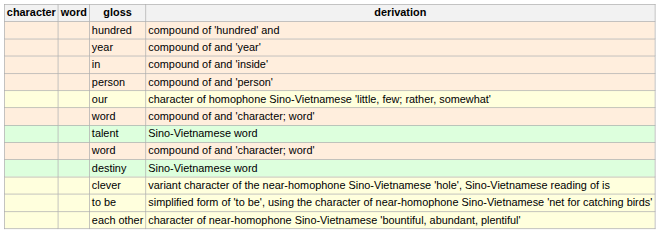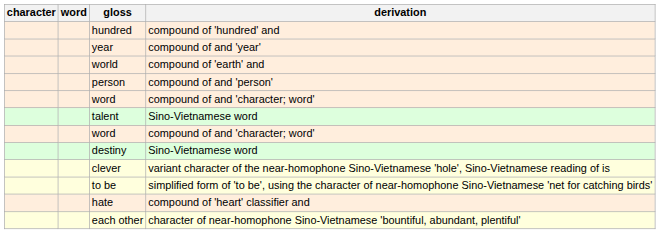- row: (96, 64)
+ row: (105, 64)
- row: (100, 99)
+ row: (102, 202)
